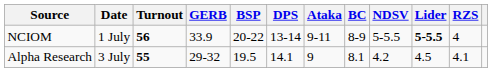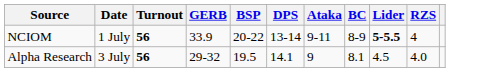- column: (391, 15)
(143, 57) 55 -> (143, 57) 56
(461, 57) 4.1 -> (419, 57) 4.0
